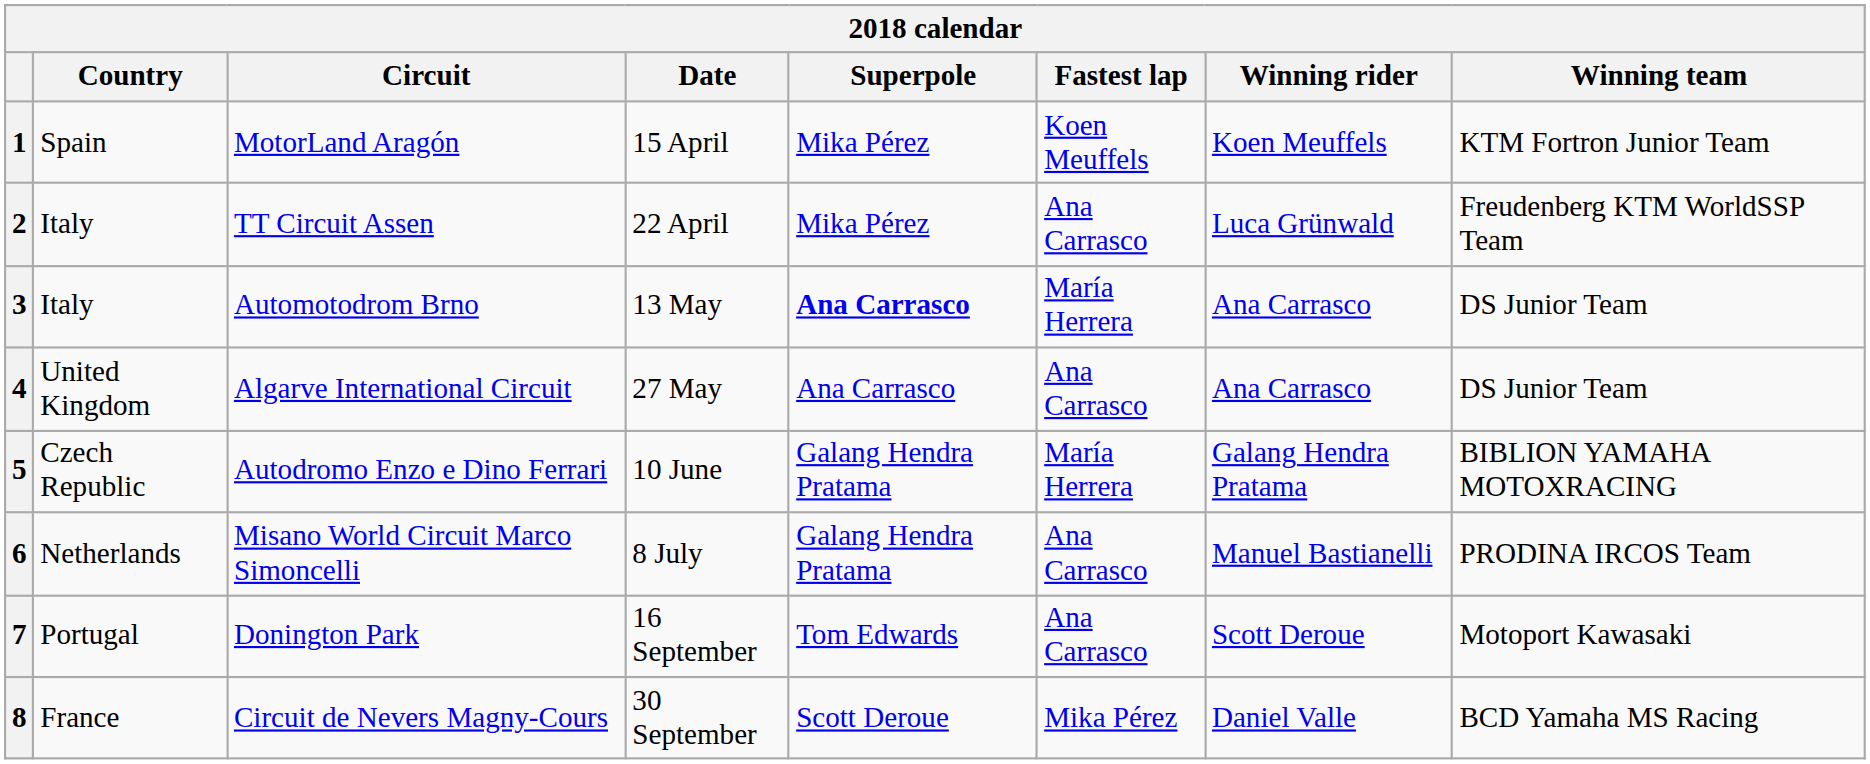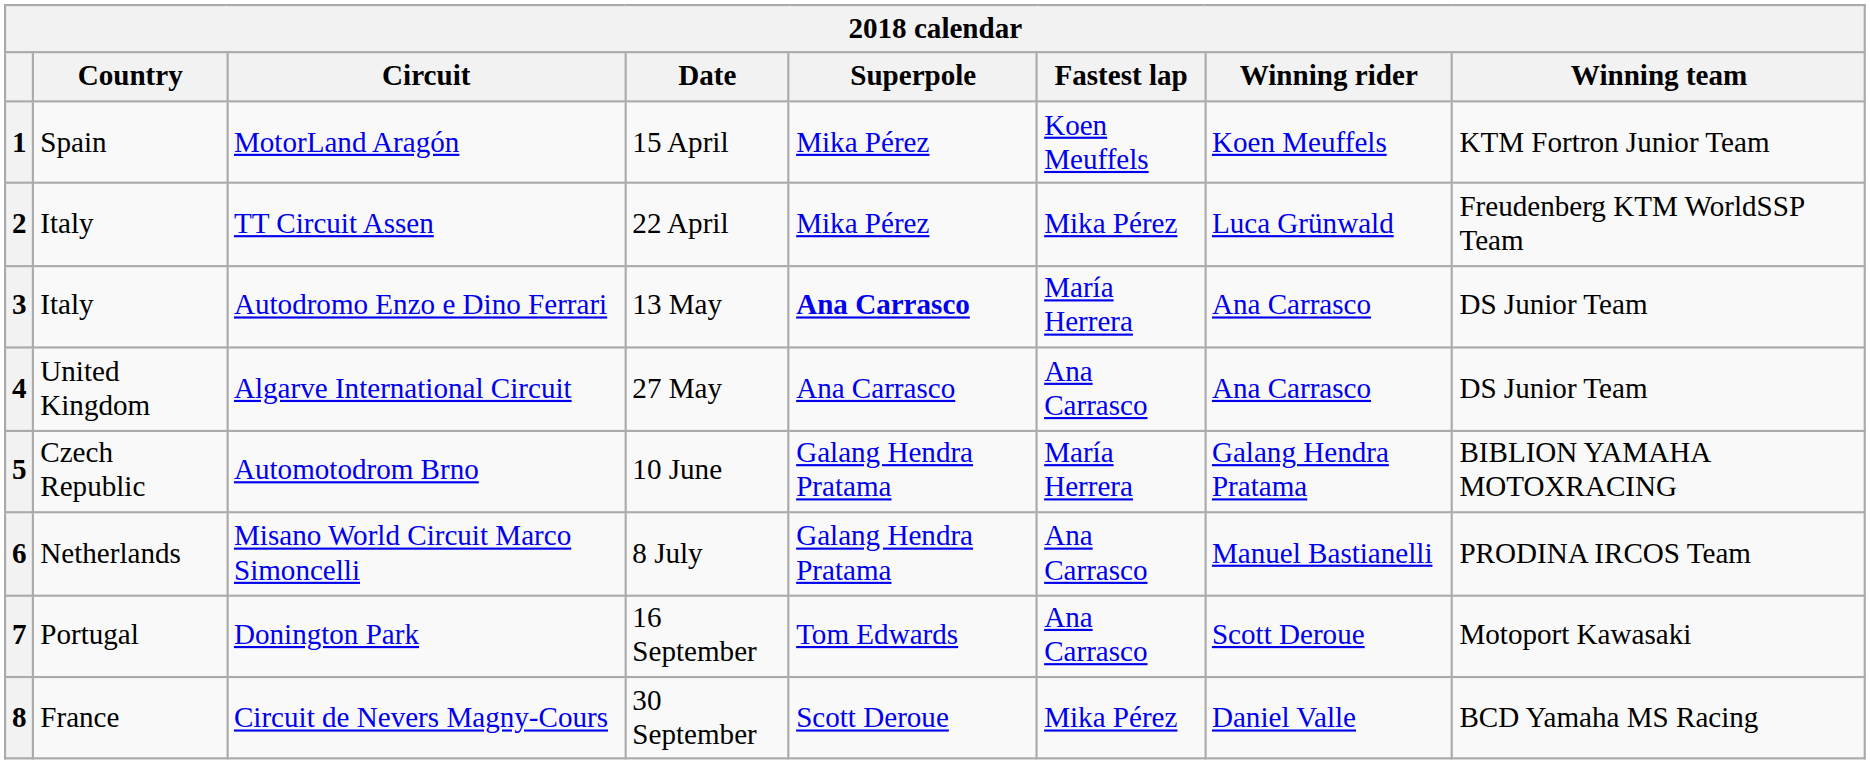(1096, 223) Ana Carrasco -> (1111, 223) Mika Pérez
(356, 305) Automotodrom Brno -> (421, 305) Autodromo Enzo e Dino Ferrari
(421, 470) Autodromo Enzo e Dino Ferrari -> (356, 470) Automotodrom Brno
